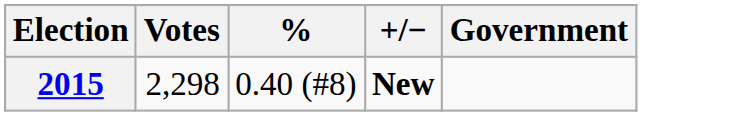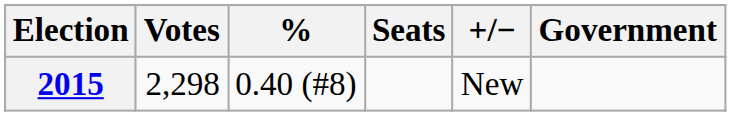+ column: (409, 30)
(403, 83) bold -> (492, 83) normal
